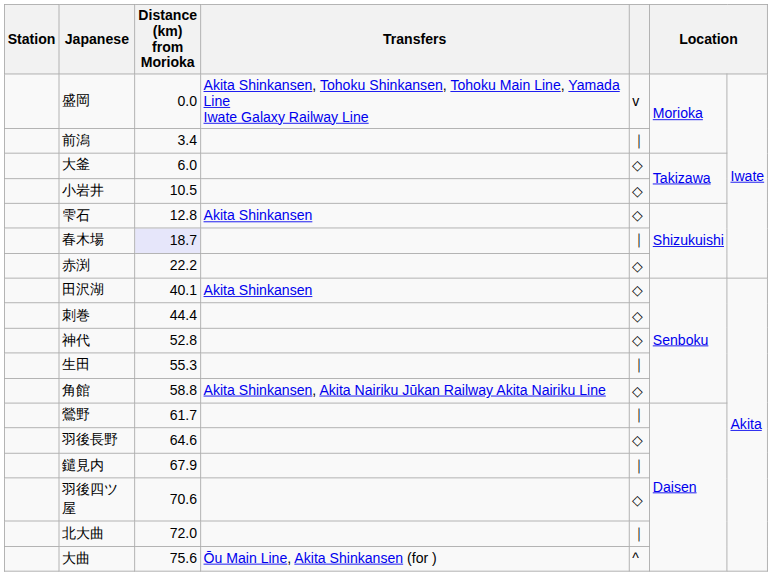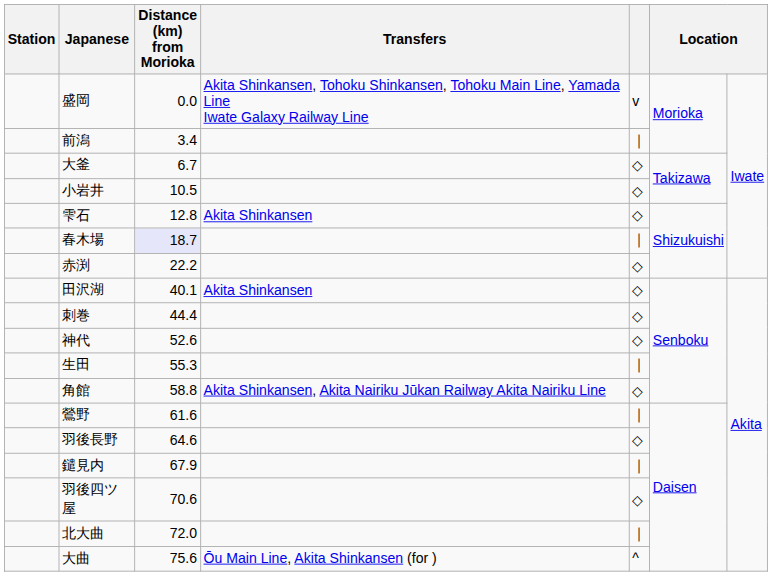(187, 165) 6.0 -> (187, 165) 6.7
(183, 340) 52.8 -> (183, 340) 52.6
(183, 415) 61.7 -> (183, 415) 61.6
